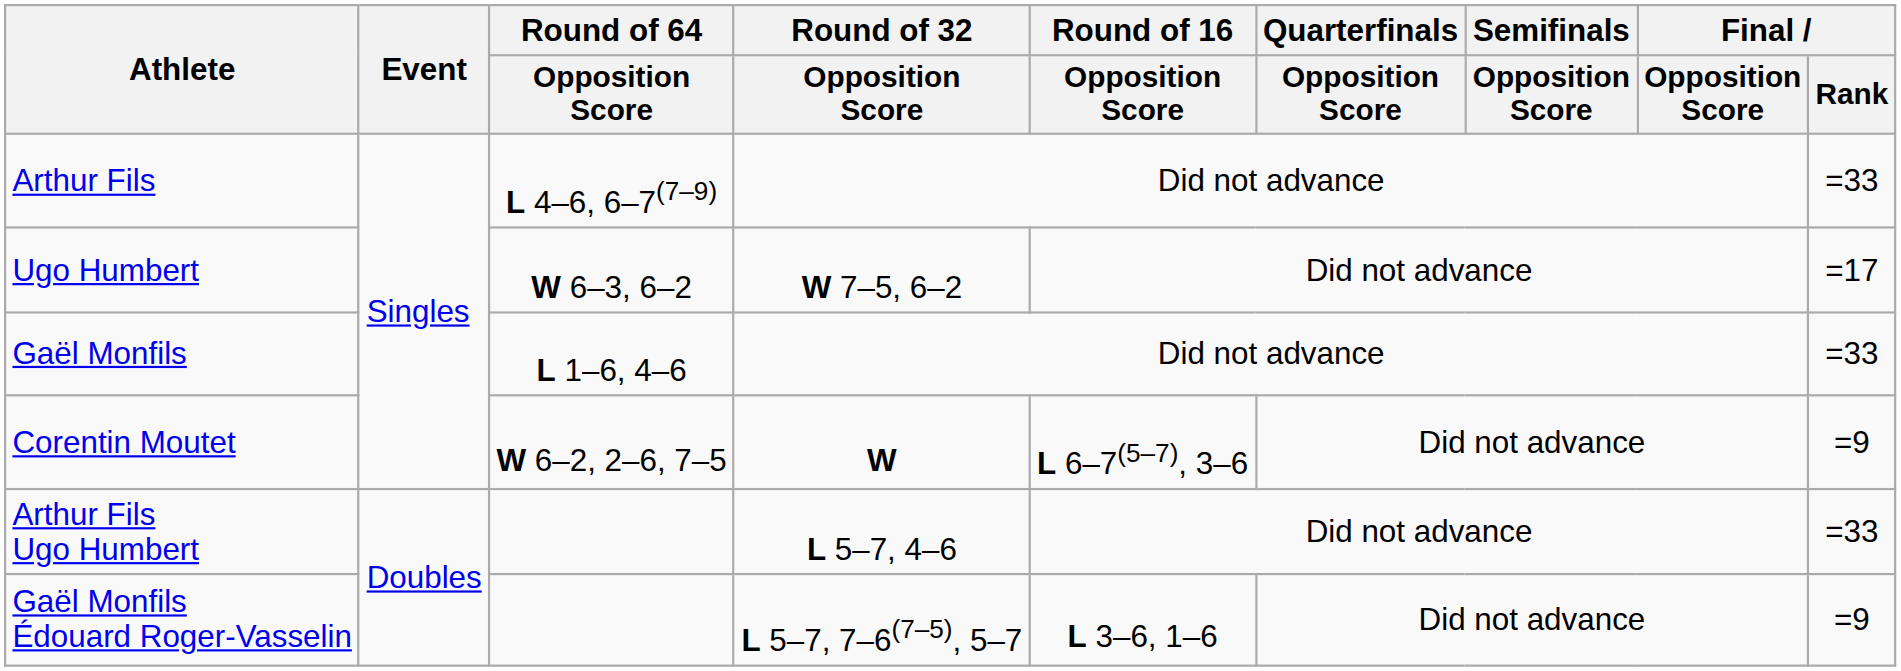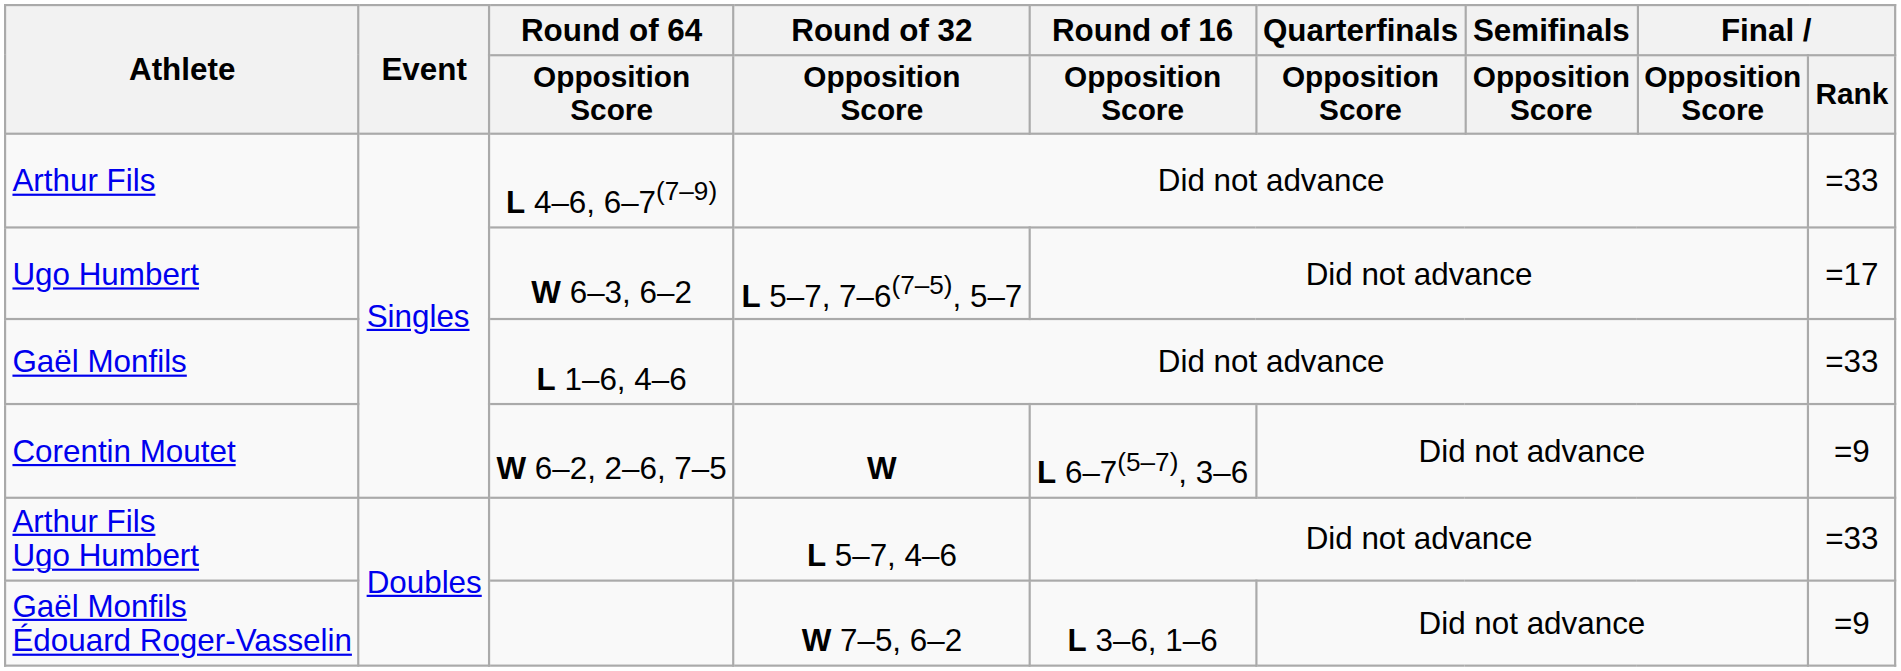(882, 287) W 7–5, 6–2 -> (882, 291) L 5–7, 7–6(7–5), 5–7
(882, 637) L 5–7, 7–6(7–5), 5–7 -> (882, 641) W 7–5, 6–2
